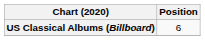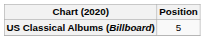(179, 27) 6 -> (179, 27) 5
